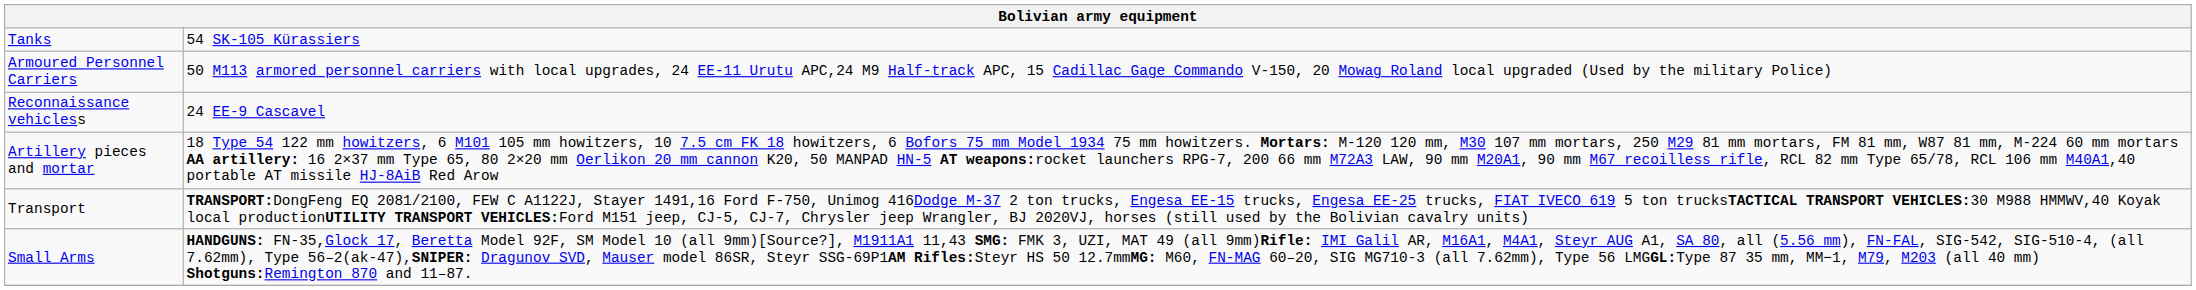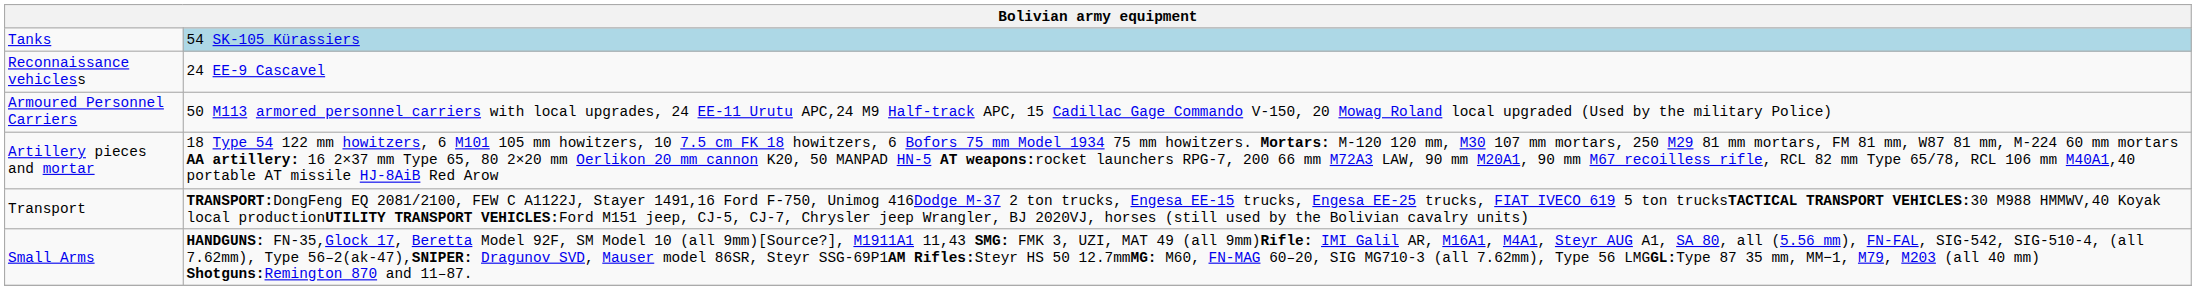(273, 40) no background -> (273, 40) lightblue background
rows swapped: (69, 112) <-> (86, 72)
